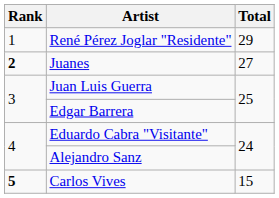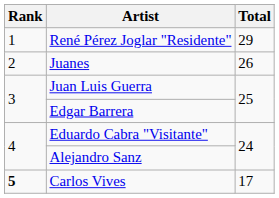(12, 63) bold -> (12, 63) normal
(246, 63) 27 -> (246, 63) 26
(246, 181) 15 -> (246, 181) 17
